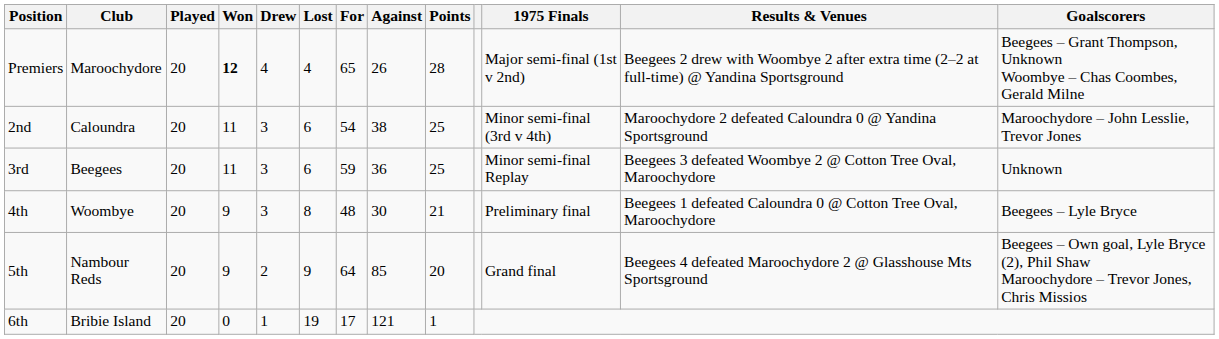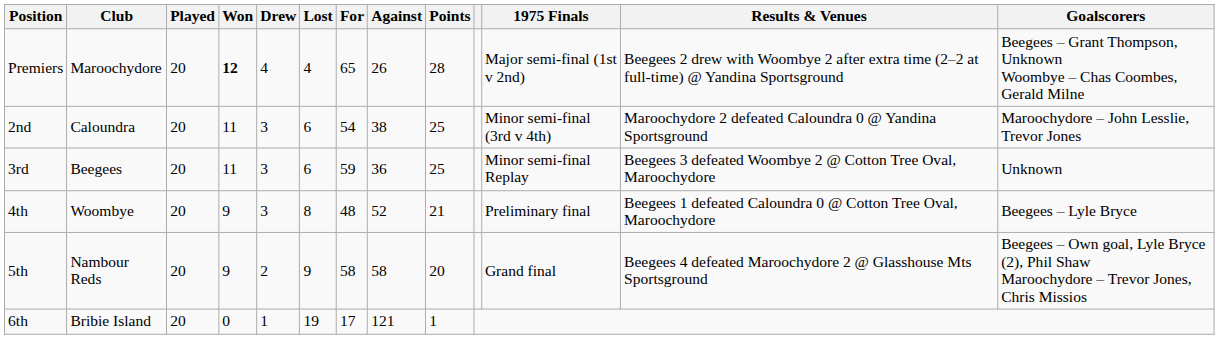(379, 211) 30 -> (379, 211) 52
(348, 270) 64 -> (348, 270) 58
(379, 270) 85 -> (379, 270) 58
